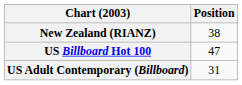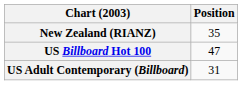(214, 32) 38 -> (214, 32) 35
